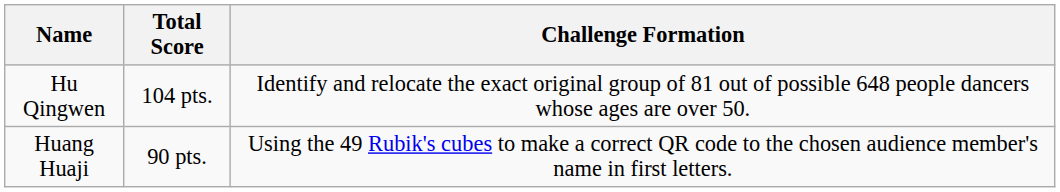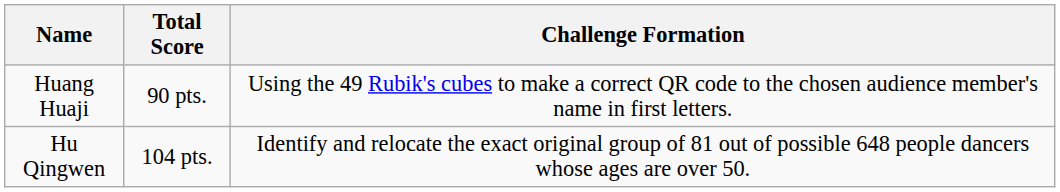rows swapped: (64, 95) <-> (64, 156)
